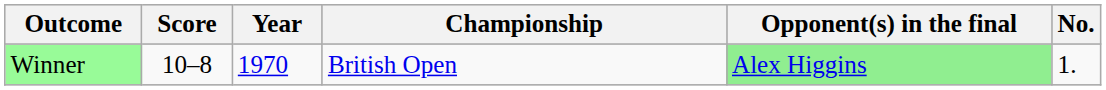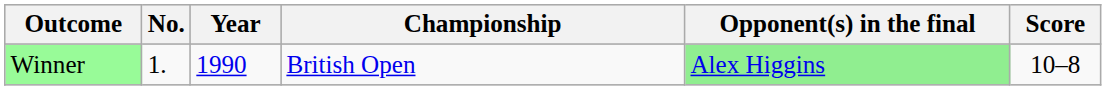columns swapped: (1076, 24) <-> (187, 24)
(263, 64) 1970 -> (221, 64) 1990
